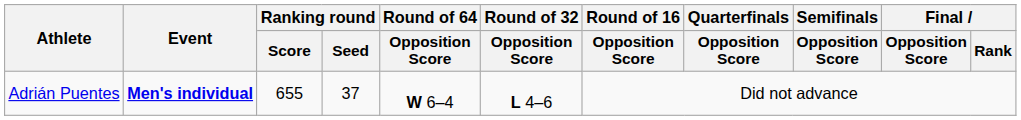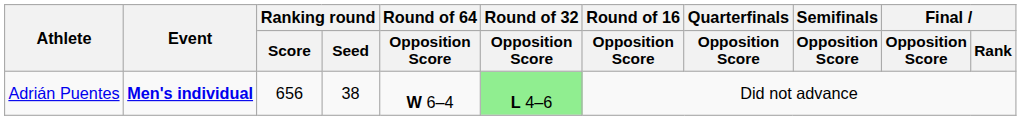(289, 94) 655 -> (289, 94) 656
(351, 94) 37 -> (351, 94) 38
(532, 103) no background -> (532, 103) lightgreen background
